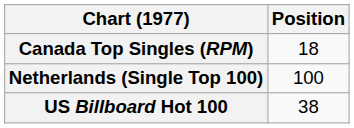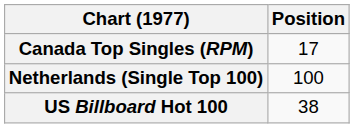(308, 48) 18 -> (308, 48) 17
